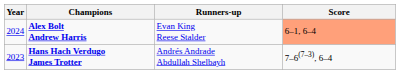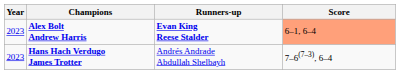(15, 32) 2024 -> (15, 32) 2023
(181, 32) normal -> (183, 32) bold
